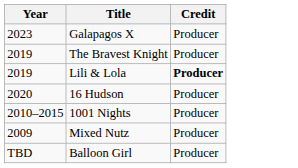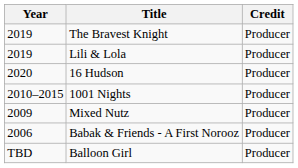- row: (102, 34)
(198, 73) bold -> (267, 53) normal
+ row: (154, 133)
